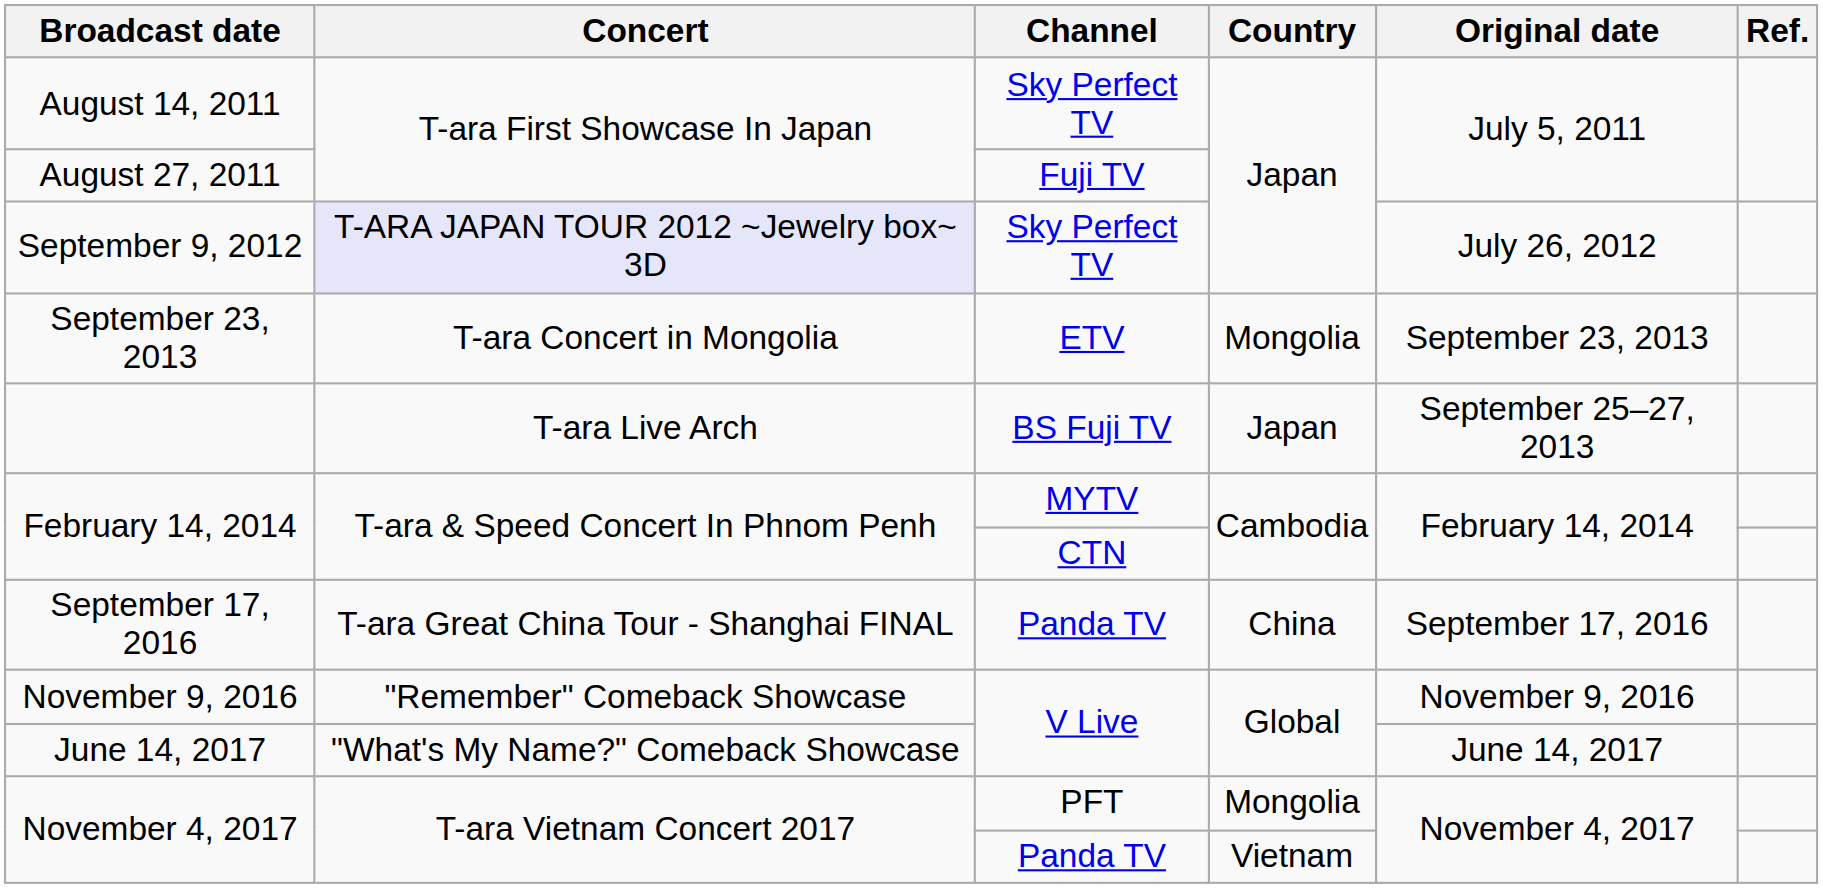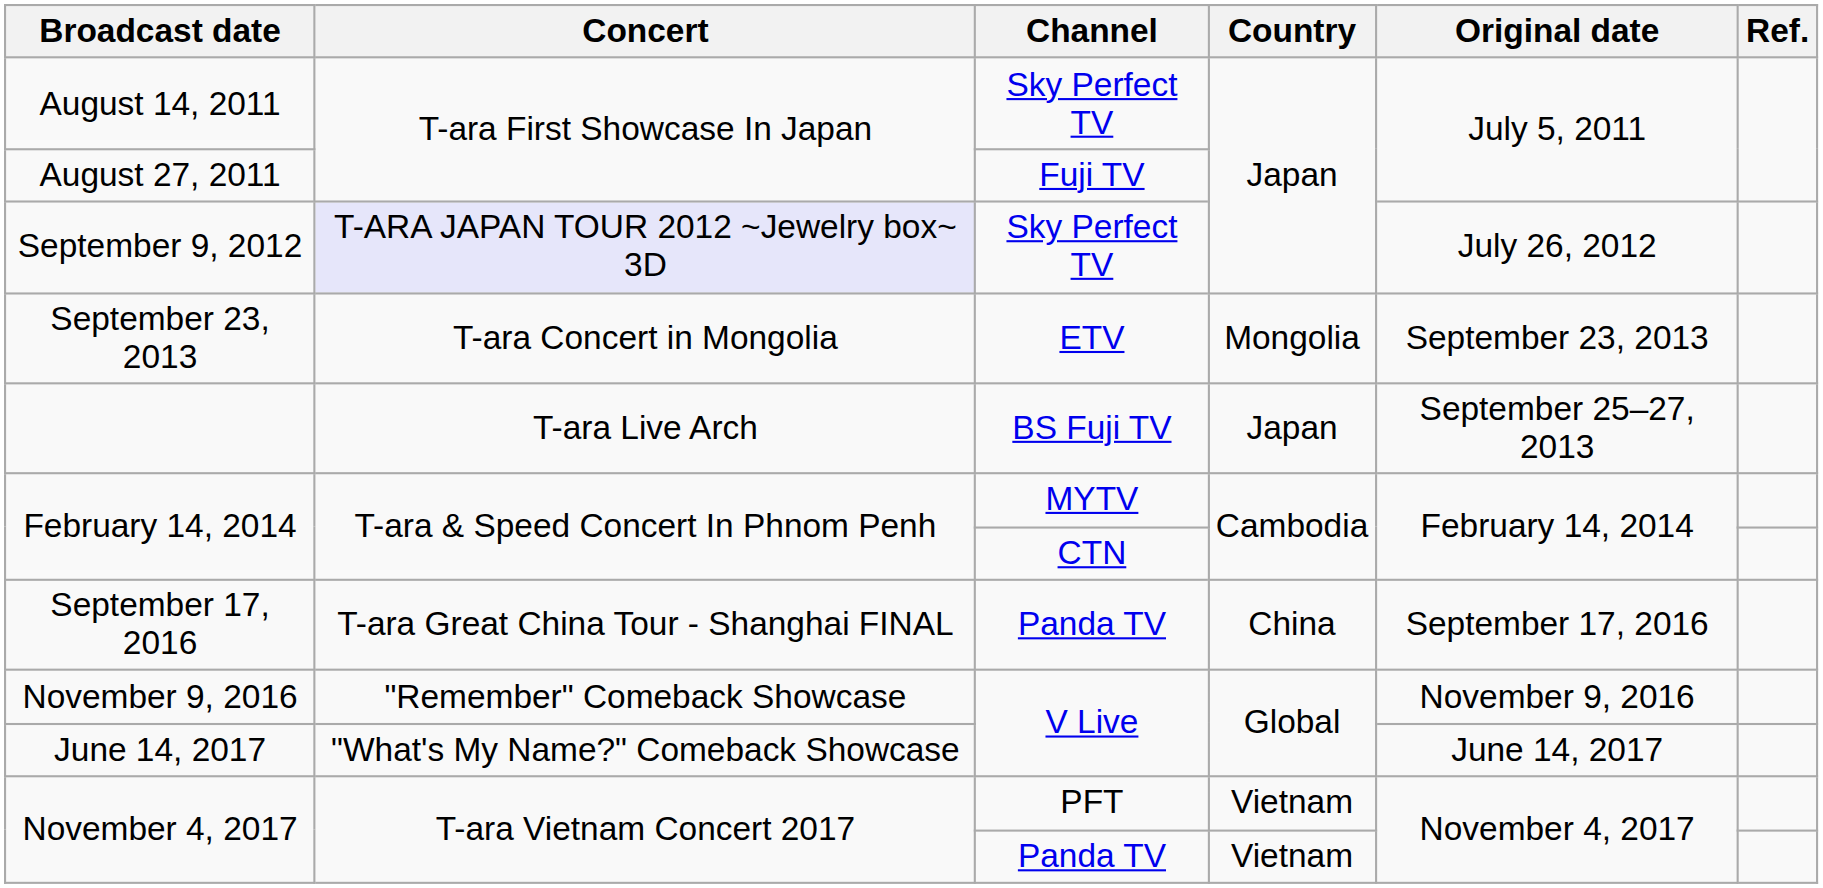(1292, 802) Mongolia -> (1292, 802) Vietnam
